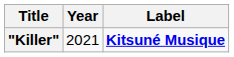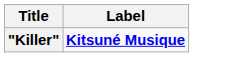- column: (83, 16)
